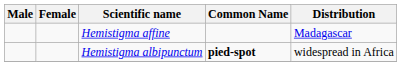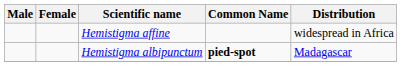(323, 33) Madagascar -> (344, 33) widespread in Africa
(344, 52) widespread in Africa -> (323, 52) Madagascar
